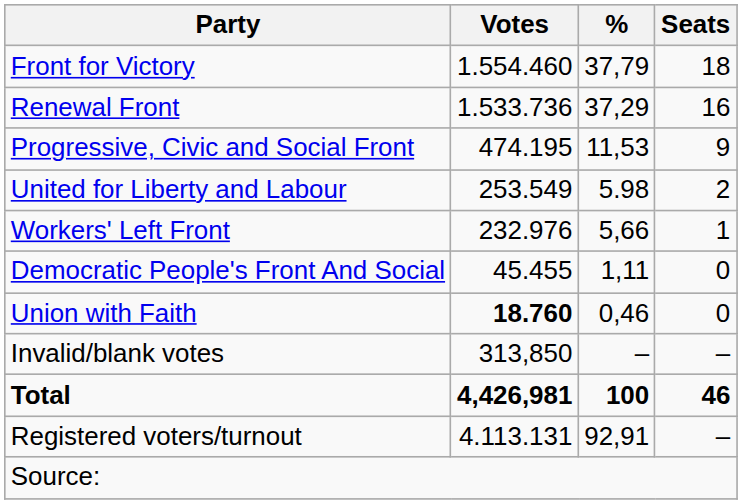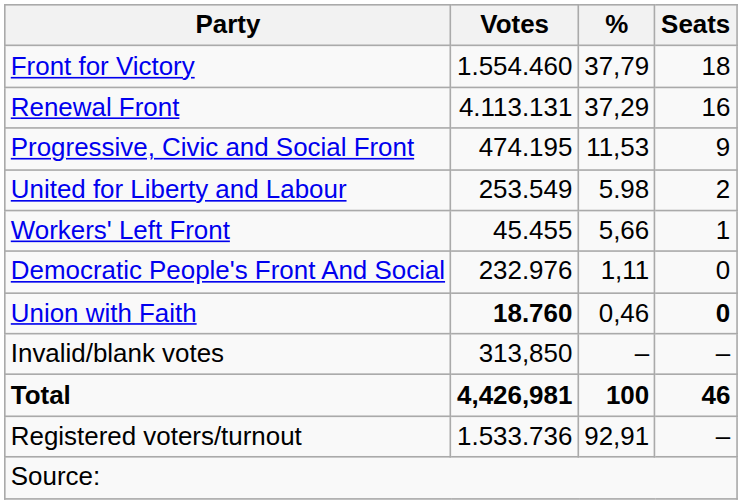(515, 107) 1.533.736 -> (516, 107) 4.113.131
(525, 230) 232.976 -> (533, 230) 45.455
(533, 271) 45.455 -> (525, 271) 232.976
(723, 312) normal -> (723, 312) bold
(516, 436) 4.113.131 -> (515, 436) 1.533.736
